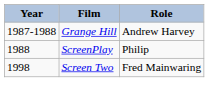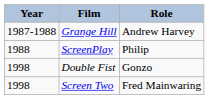+ row: (88, 67)
